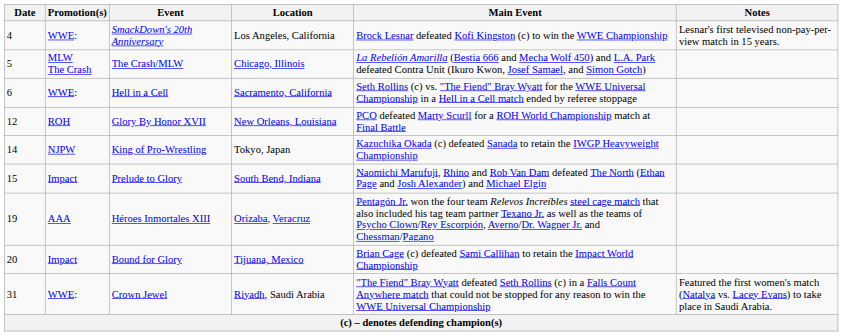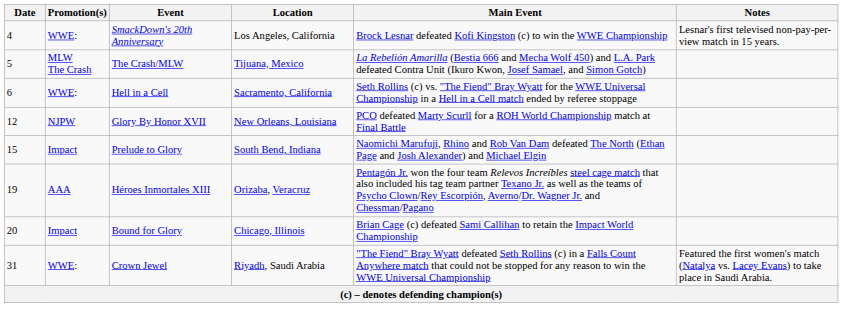(269, 64) Chicago, Illinois -> (269, 64) Tijuana, Mexico
(59, 121) ROH -> (62, 121) NJPW
- row: (159, 150)
(269, 259) Tijuana, Mexico -> (269, 231) Chicago, Illinois
